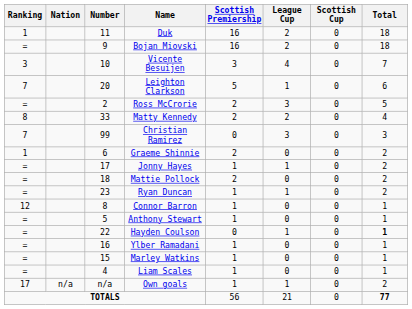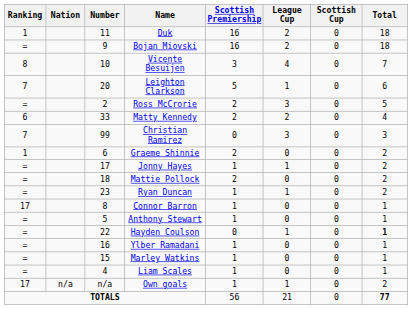(25, 65) 3 -> (25, 65) 8
(25, 118) 8 -> (25, 118) 6
(25, 206) 12 -> (25, 206) 17
